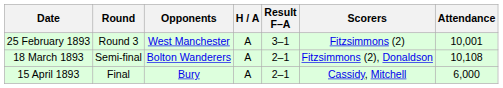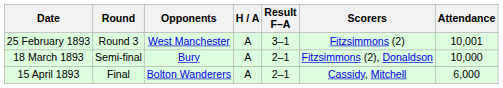(189, 58) Bolton Wanderers -> (189, 58) Bury
(467, 58) 10,108 -> (467, 58) 10,000
(189, 74) Bury -> (189, 74) Bolton Wanderers
